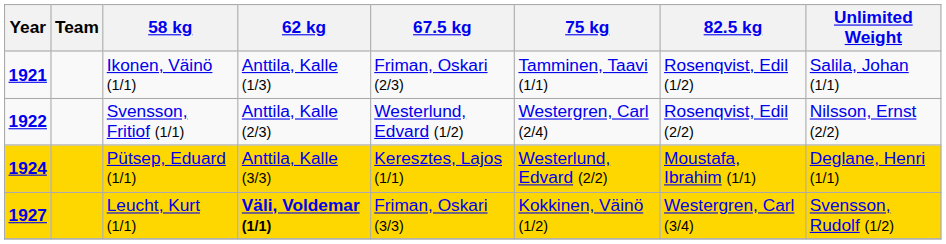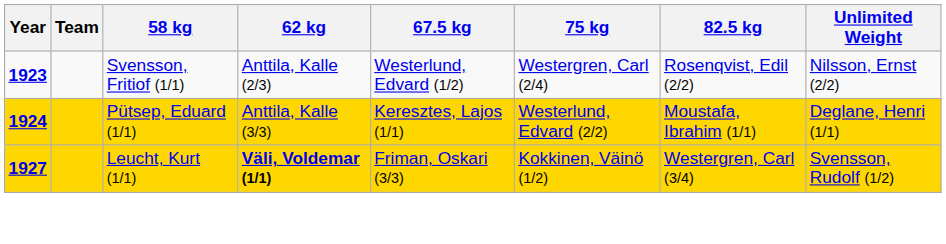- row: (160, 74)
(28, 121) 1922 -> (28, 74) 1923
